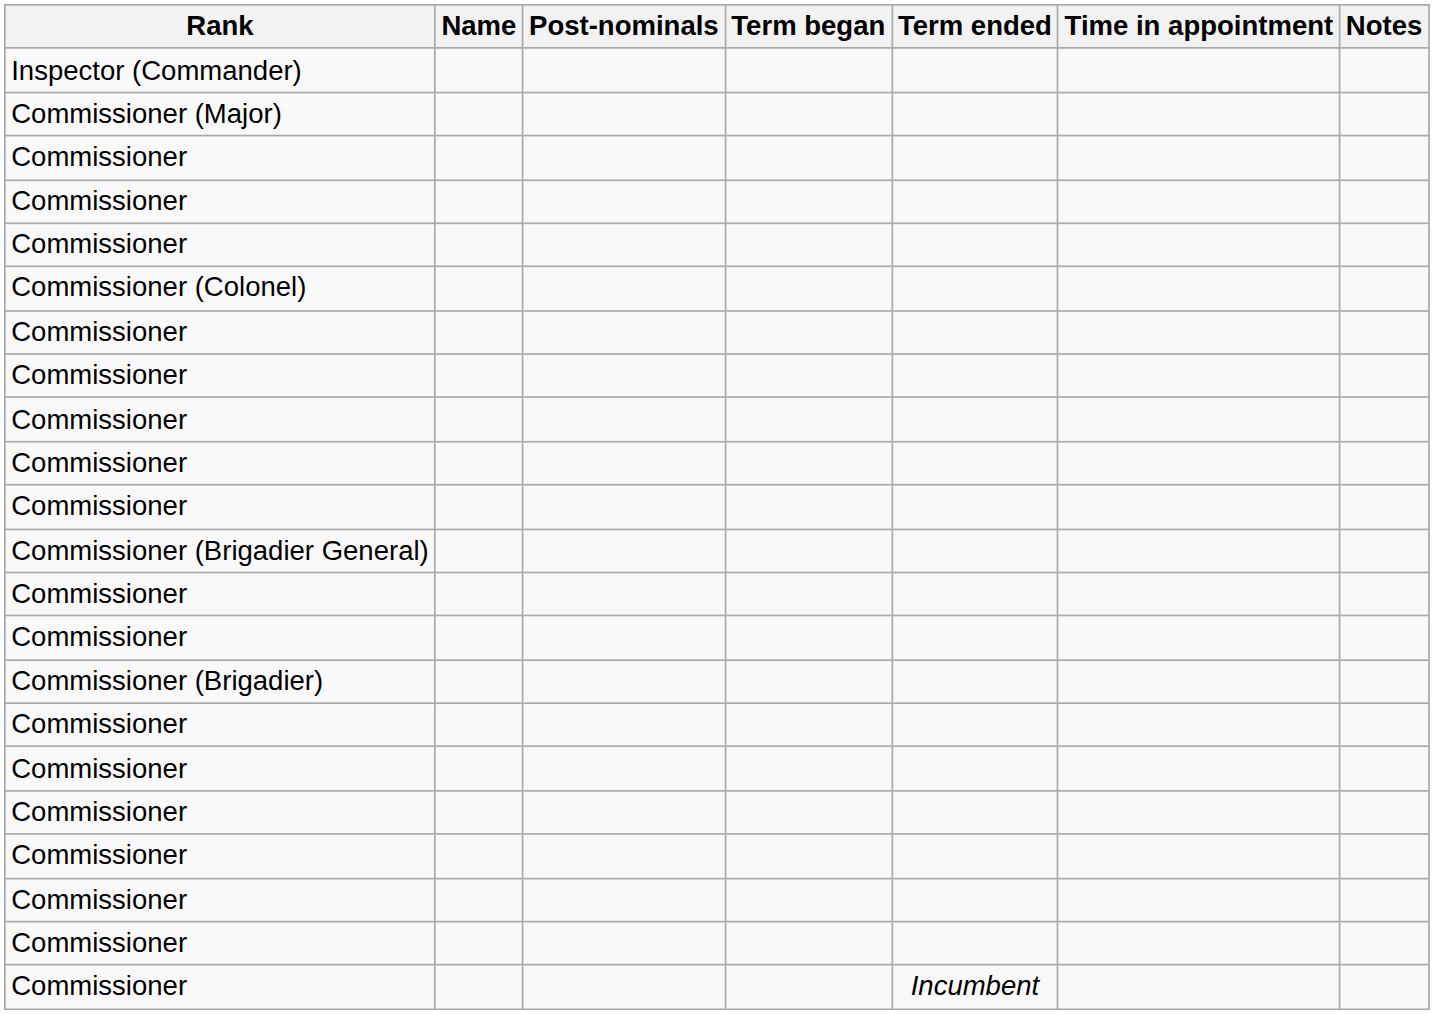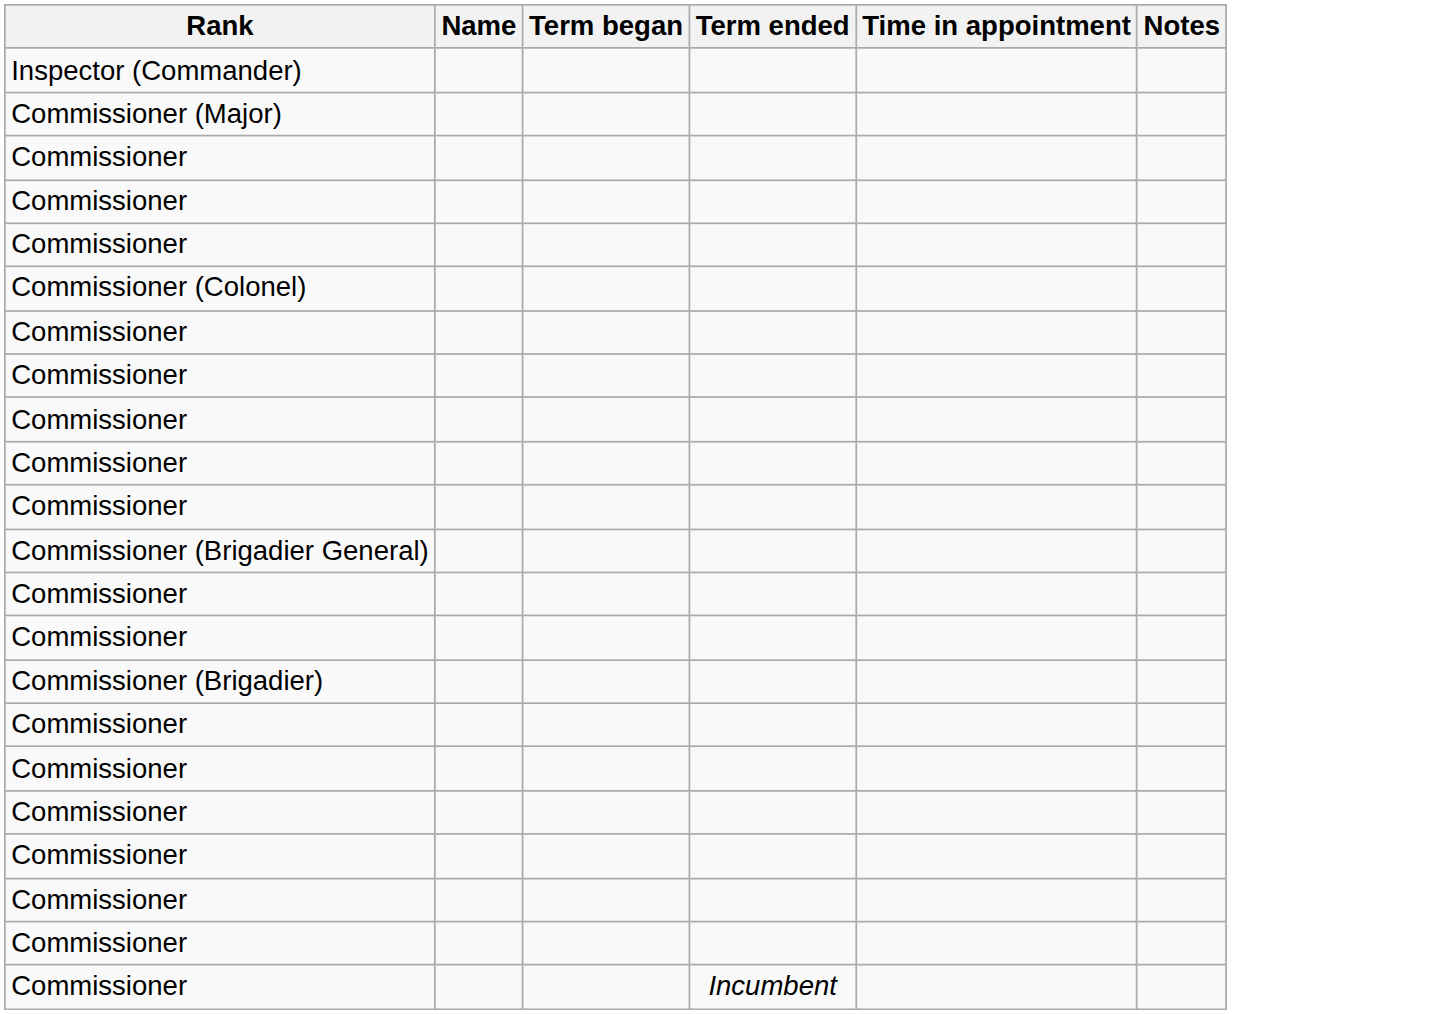- column: (624, 26)
